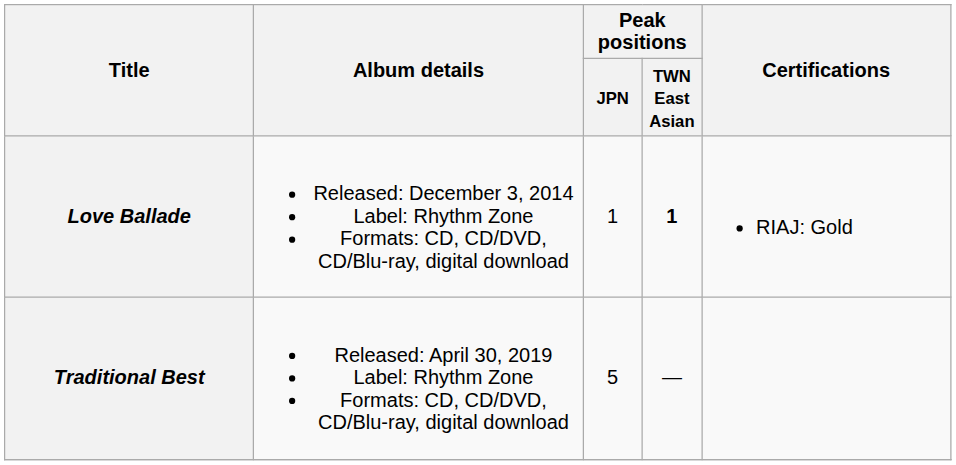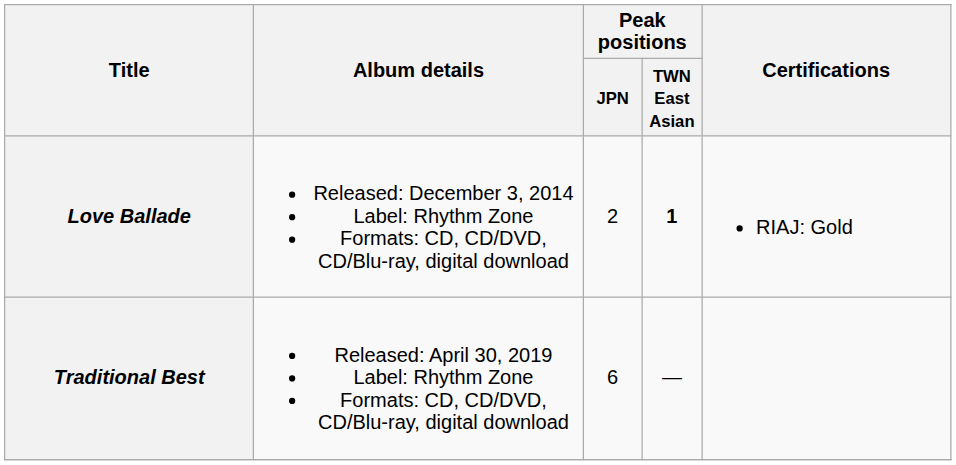(613, 216) 1 -> (613, 216) 2
(613, 378) 5 -> (613, 378) 6
